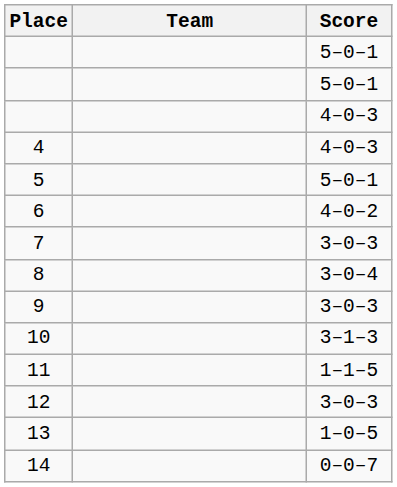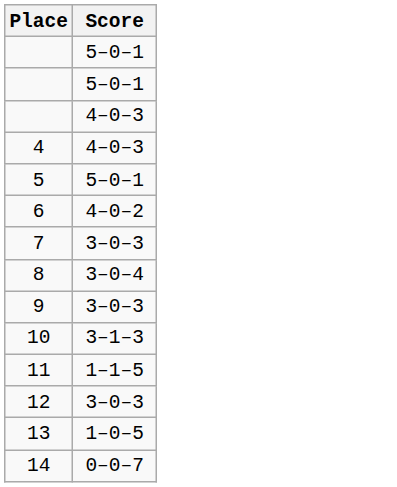- column: (190, 21)
